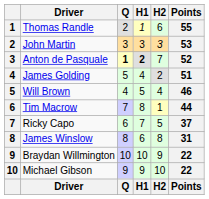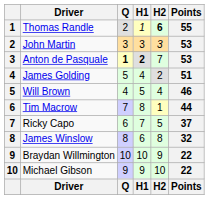(160, 28) normal -> (160, 28) bold
(186, 59) 52 -> (186, 59) 53
(186, 139) 31 -> (186, 139) 32
